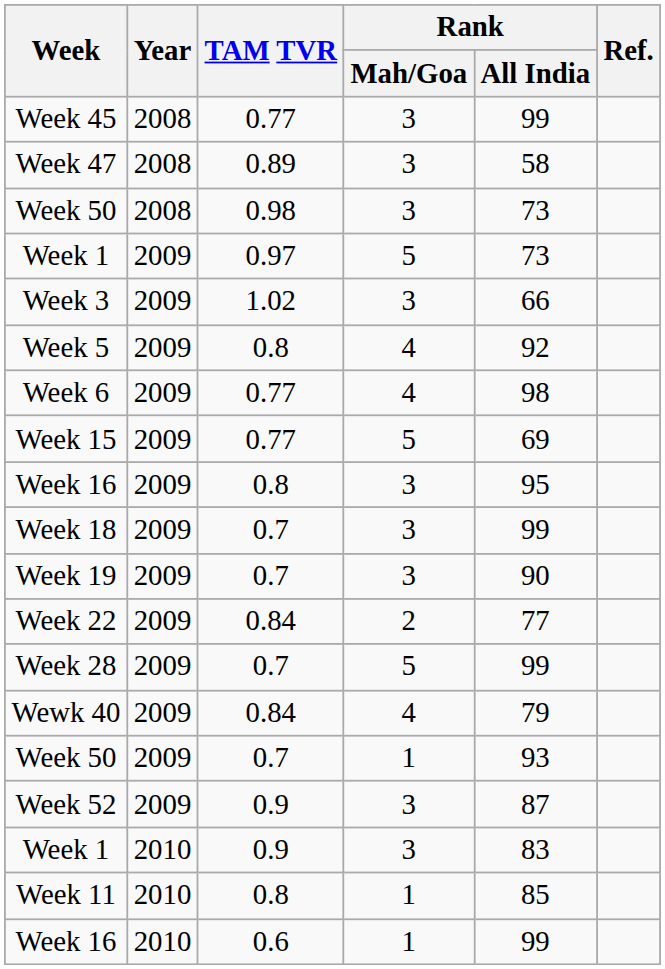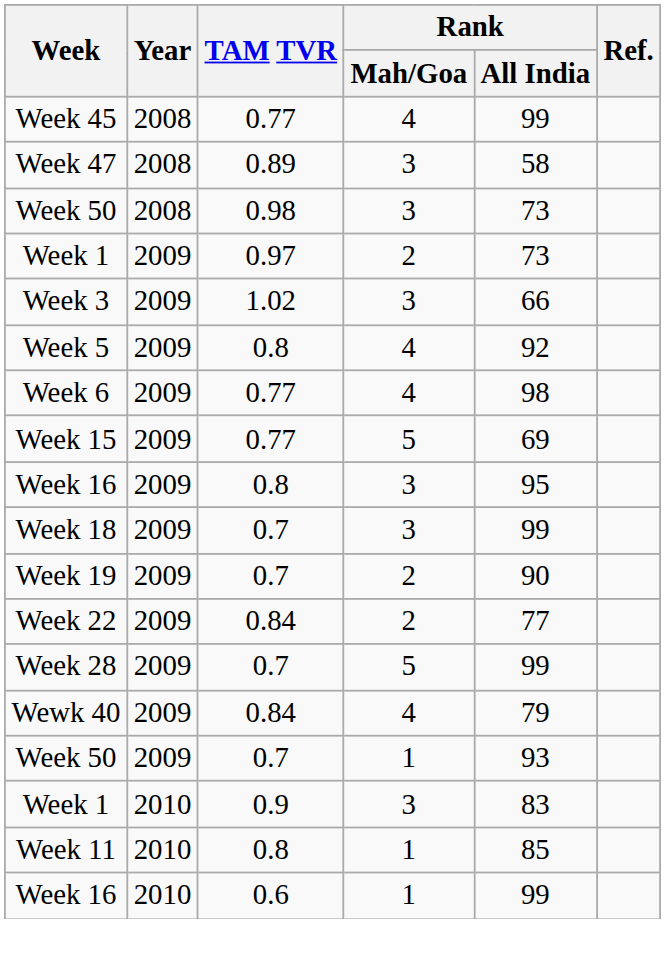(409, 118) 3 -> (409, 118) 4
(409, 255) 5 -> (409, 255) 2
(409, 575) 3 -> (409, 575) 2
- row: (66, 803)
